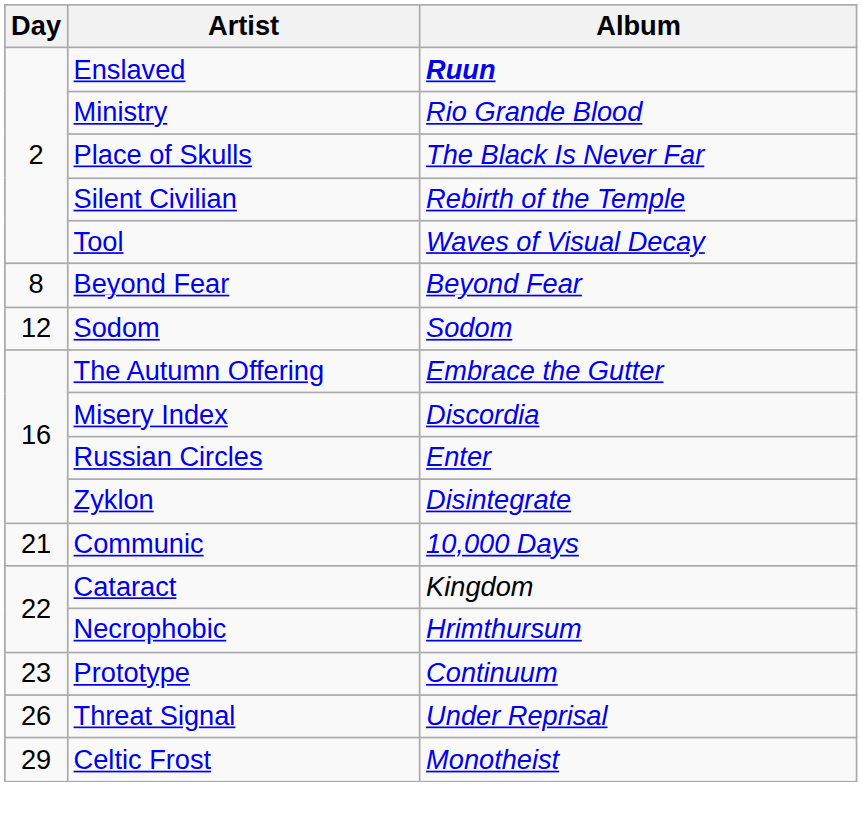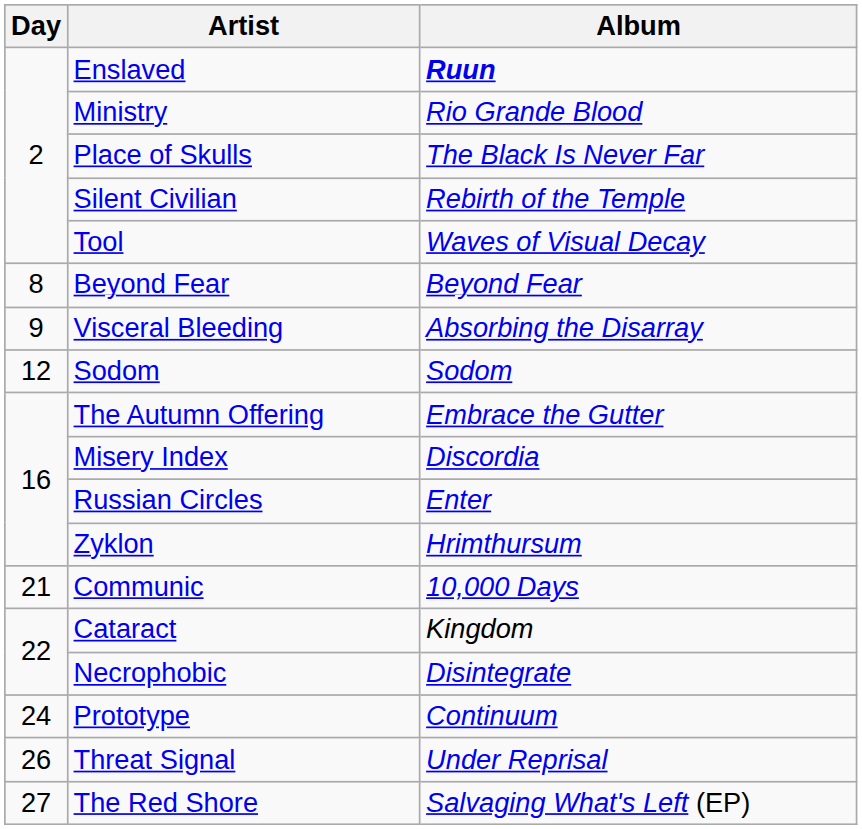+ row: (178, 328)
(499, 500) Disintegrate -> (504, 543) Hrimthursum
(504, 629) Hrimthursum -> (499, 673) Disintegrate
(36, 673) 23 -> (36, 716) 24
+ row: (166, 802)
- row: (142, 759)
